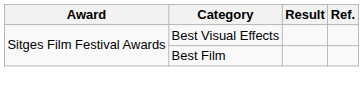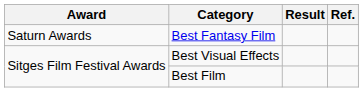+ row: (223, 35)
